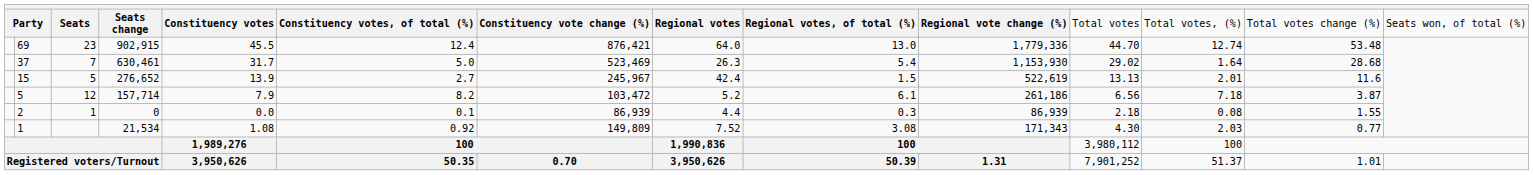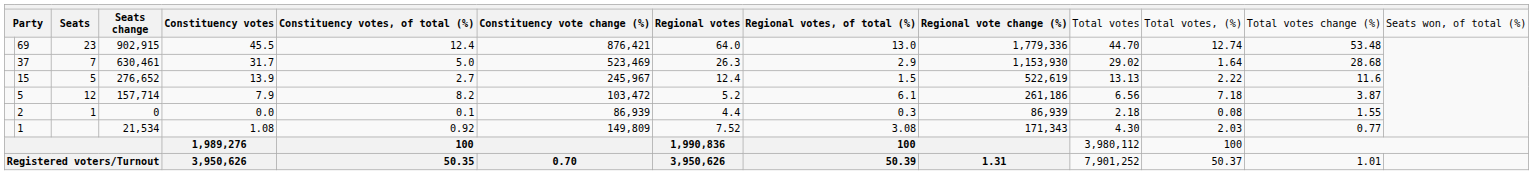(907, 62) 5.4 -> (907, 62) 2.9
(728, 79) 42.4 -> (728, 79) 12.4
(1230, 79) 2.01 -> (1230, 79) 2.22
(1227, 161) 51.37 -> (1227, 161) 50.37
